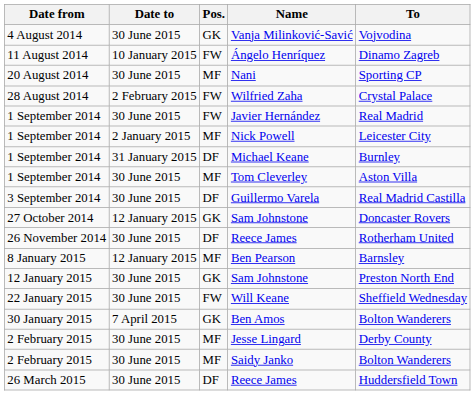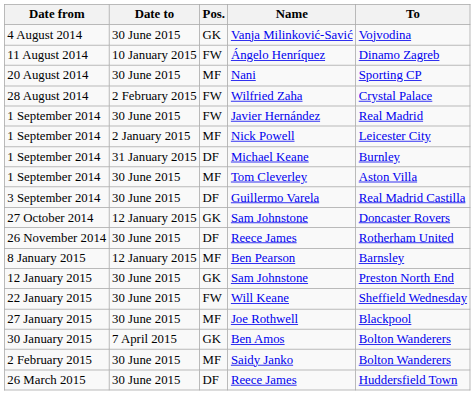+ row: (50, 319)
- row: (50, 339)
